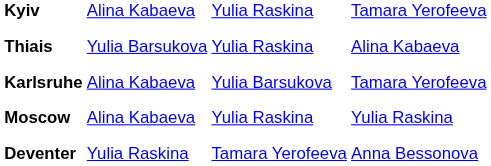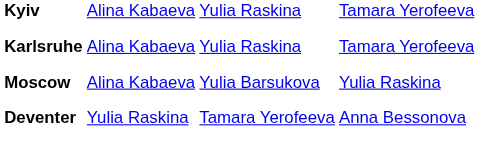- row: (28, 46)
(272, 82) Yulia Barsukova -> (250, 46) Yulia Raskina
(262, 117) Yulia Raskina -> (260, 82) Yulia Barsukova
